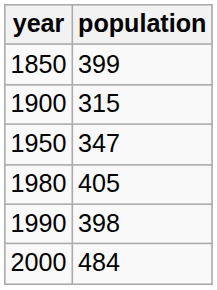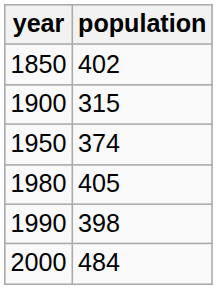(99, 64) 399 -> (99, 64) 402
(99, 143) 347 -> (99, 143) 374
